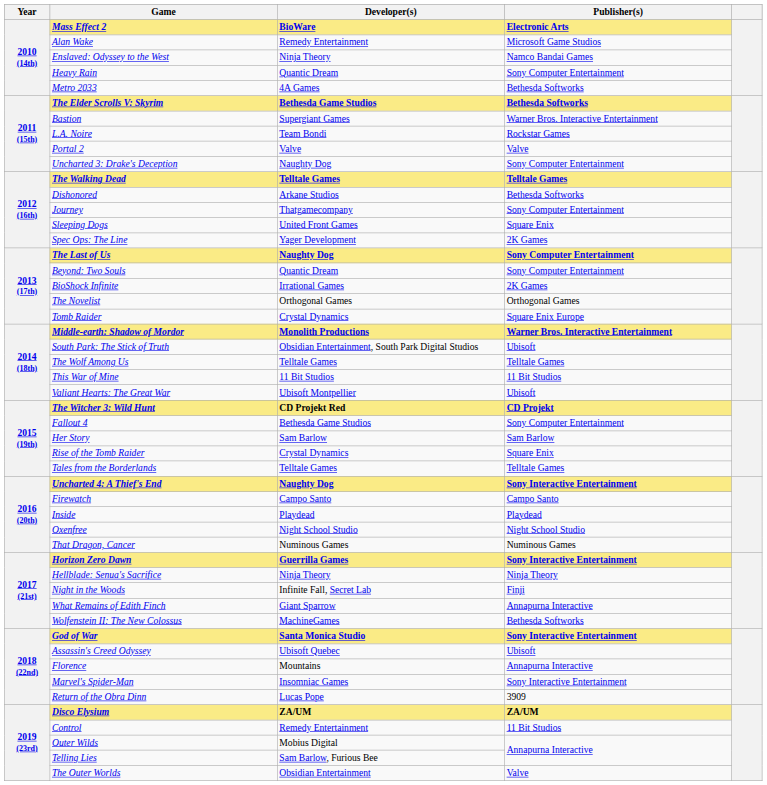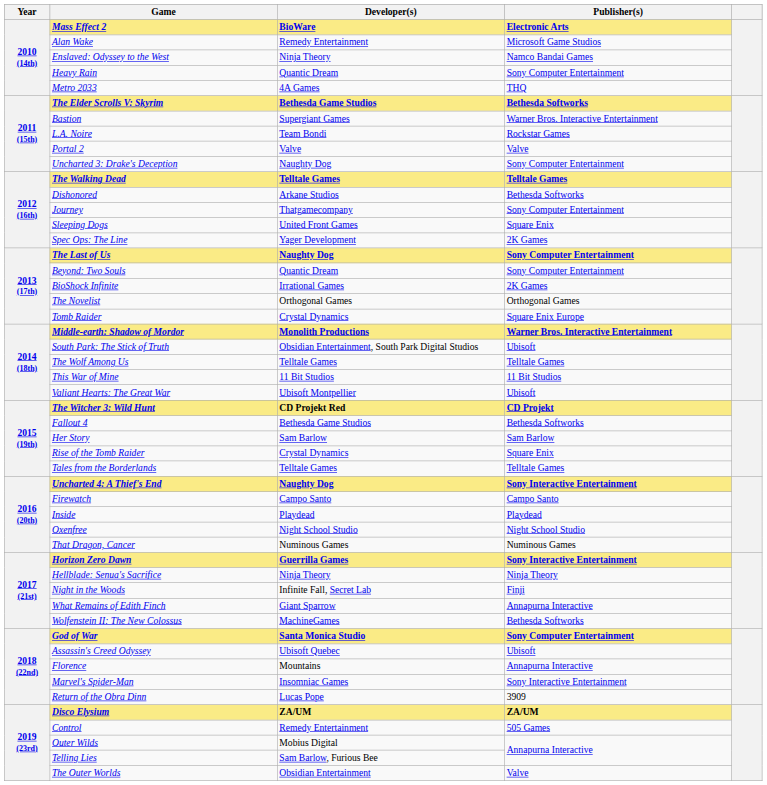(545, 88) Bethesda Softworks -> (517, 88) THQ
(565, 423) Sony Computer Entertainment -> (545, 423) Bethesda Softworks
(572, 636) Sony Interactive Entertainment -> (570, 636) Sony Computer Entertainment
(534, 727) 11 Bit Studios -> (528, 727) 505 Games
